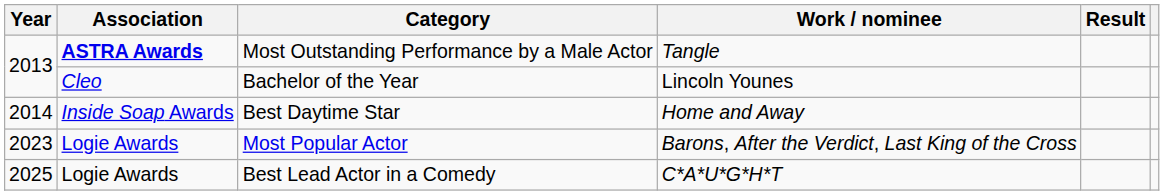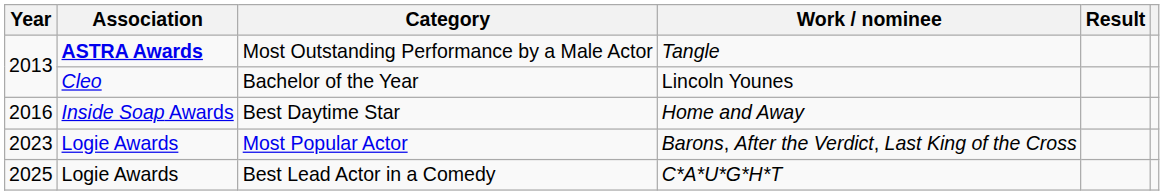(31, 112) 2014 -> (31, 112) 2016
